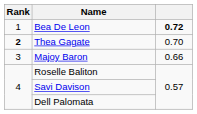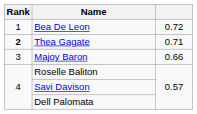(174, 27) bold -> (174, 27) normal
(174, 42) 0.70 -> (174, 42) 0.71
